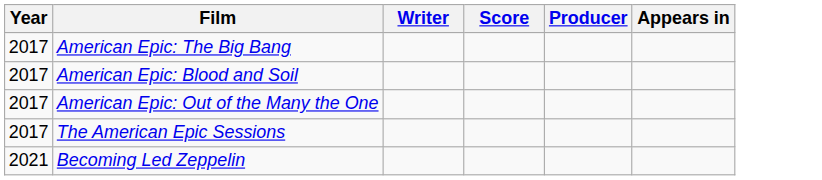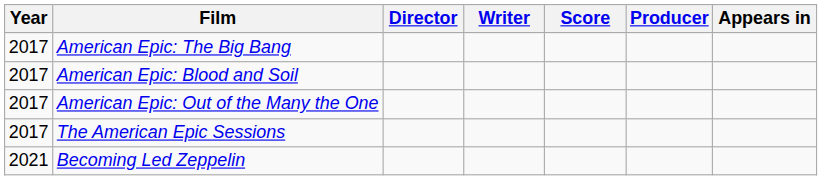+ column: (423, 18)
